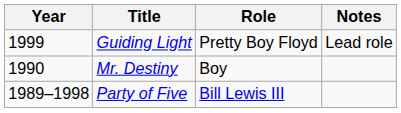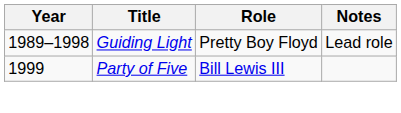(26, 42) 1999 -> (49, 42) 1989–1998
- row: (137, 68)
(49, 94) 1989–1998 -> (26, 68) 1999
